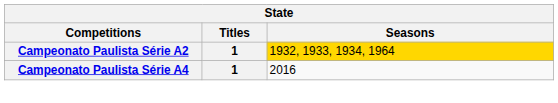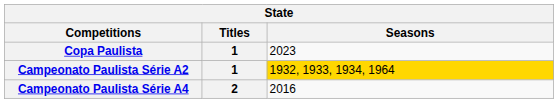+ row: (103, 51)
(235, 70) 1 -> (235, 88) 2
